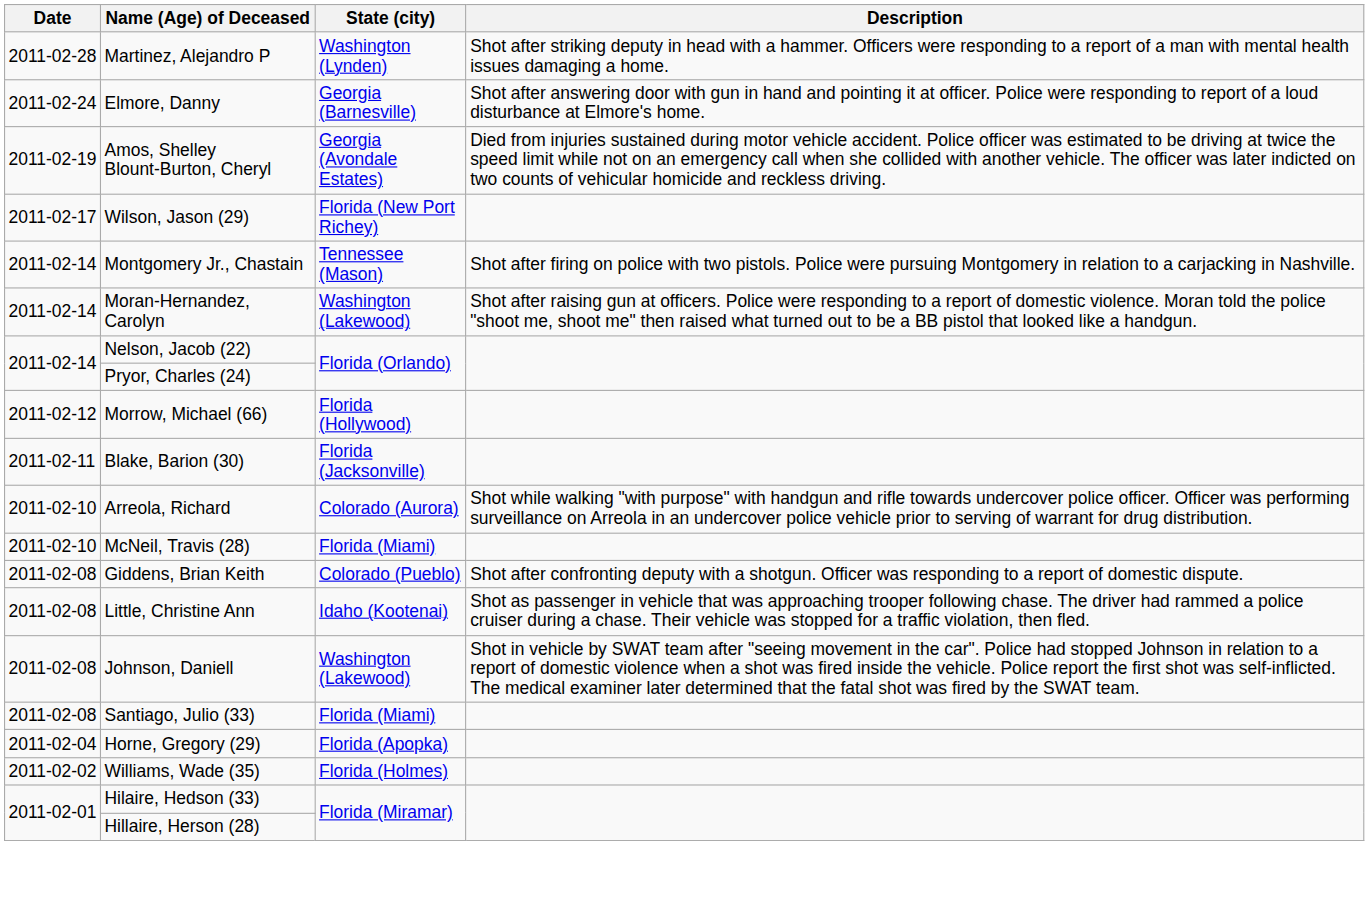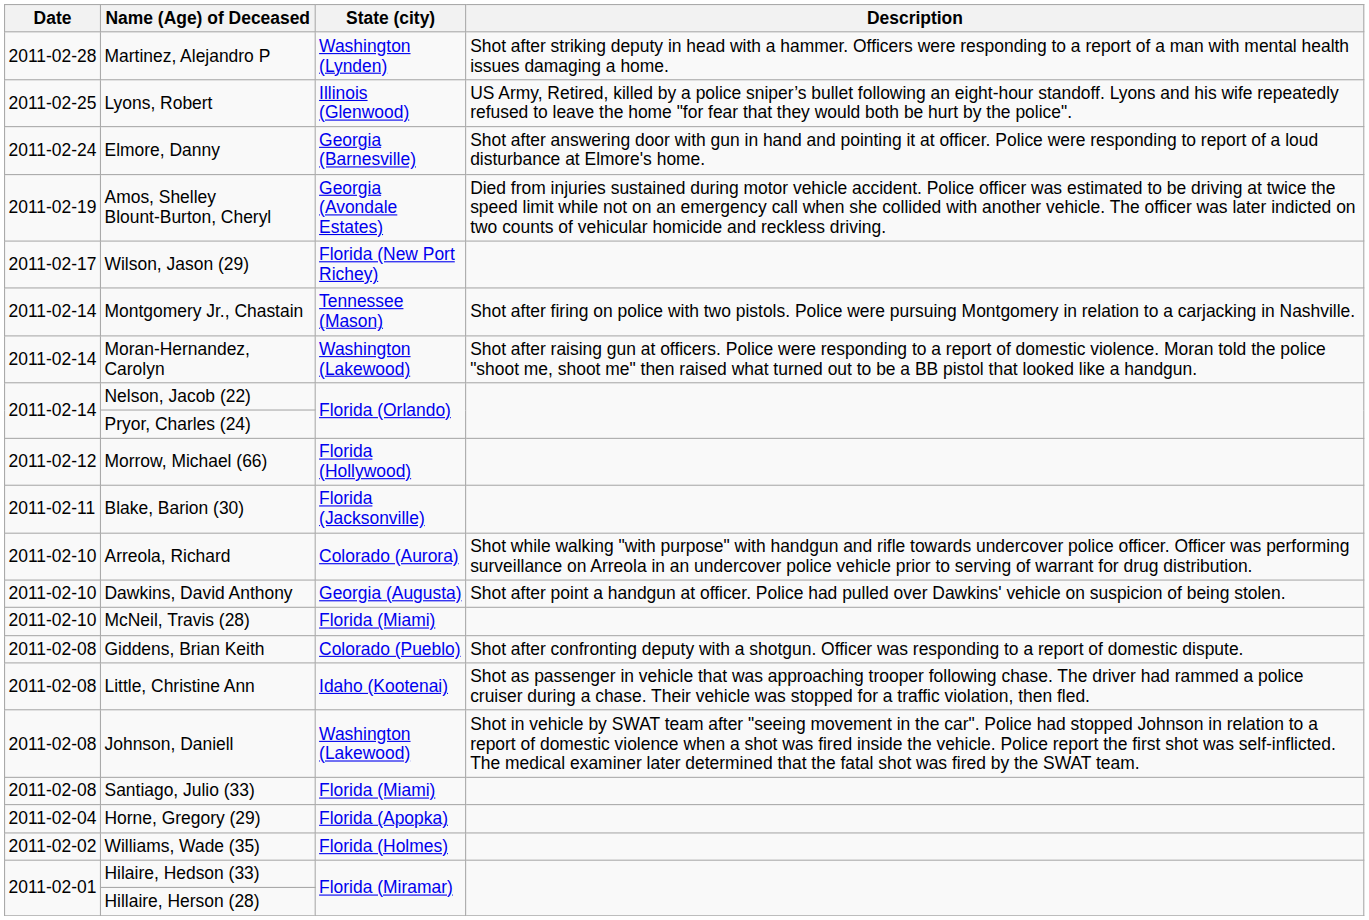+ row: (158, 103)
+ row: (199, 593)
